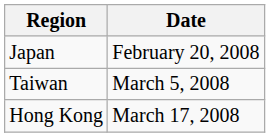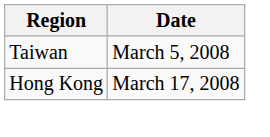- row: (32, 52)
